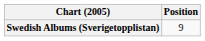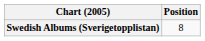(181, 28) 9 -> (181, 28) 8
